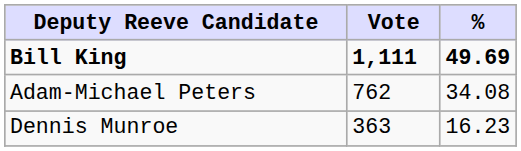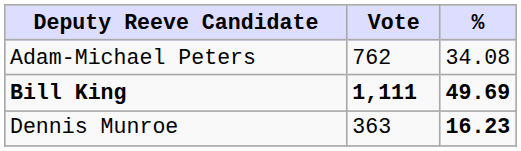rows swapped: (68, 58) <-> (133, 93)
(478, 128) normal -> (478, 128) bold
